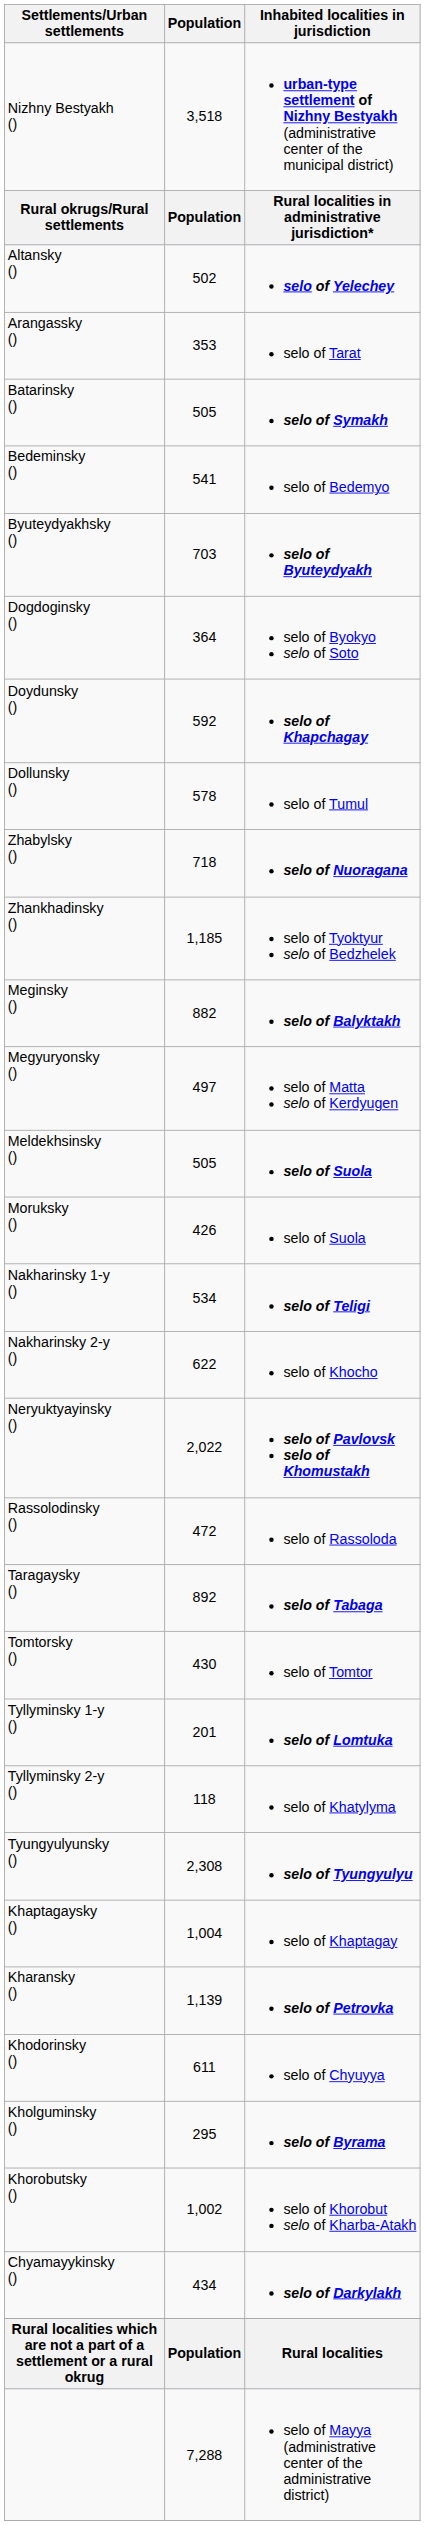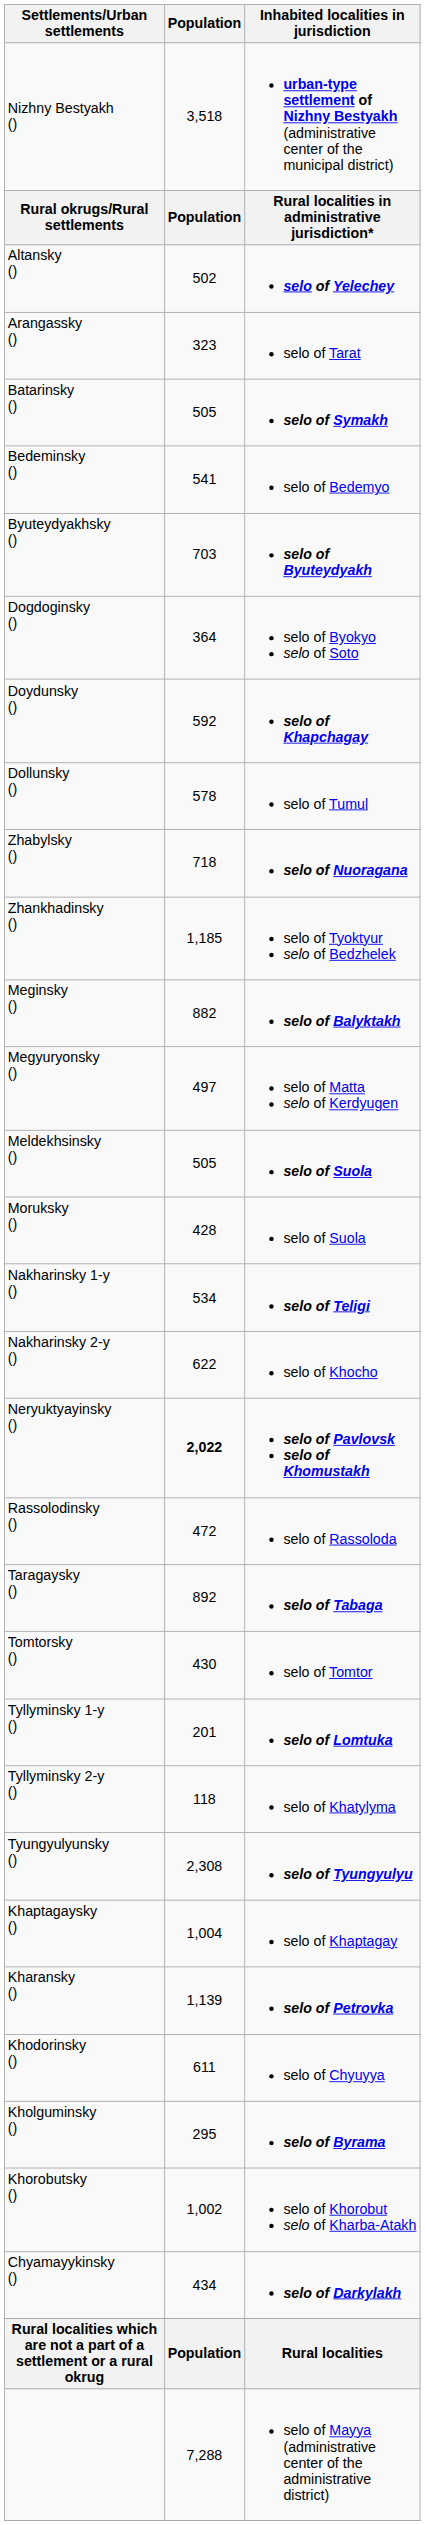(204, 345) 353 -> (204, 345) 323
(204, 1230) 426 -> (204, 1230) 428
(204, 1447) normal -> (204, 1447) bold
